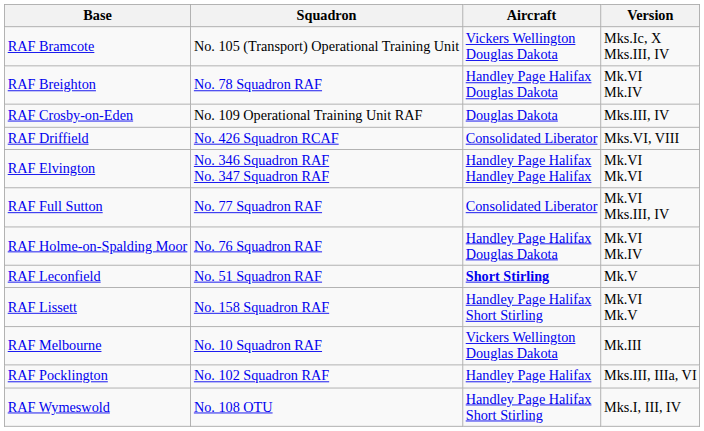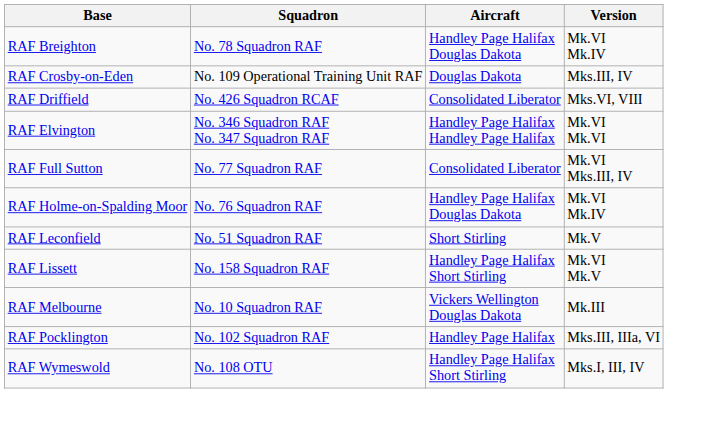- row: (51, 46)
(507, 276) bold -> (468, 237) normal
